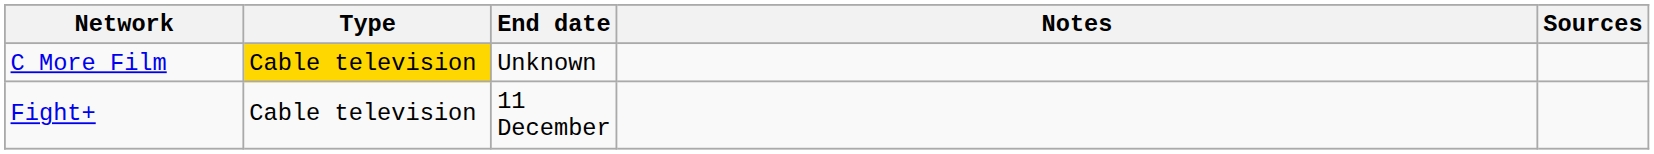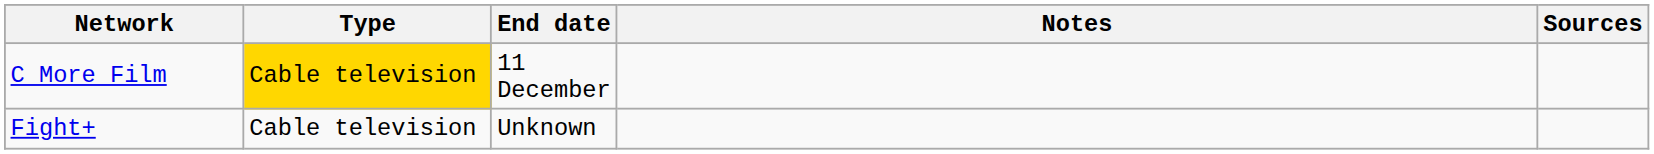(547, 63) Unknown -> (554, 76) 11 December
(554, 115) 11 December -> (547, 129) Unknown
